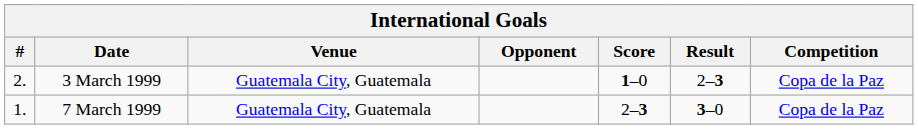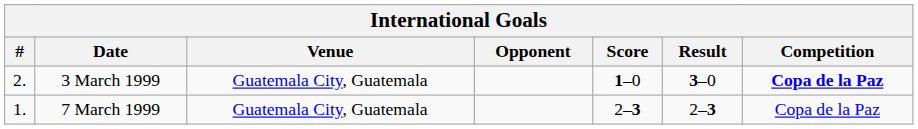(710, 80) 2–3 -> (703, 80) 3–0
(831, 80) normal -> (827, 80) bold
(710, 109) 3–0 -> (703, 109) 2–3
